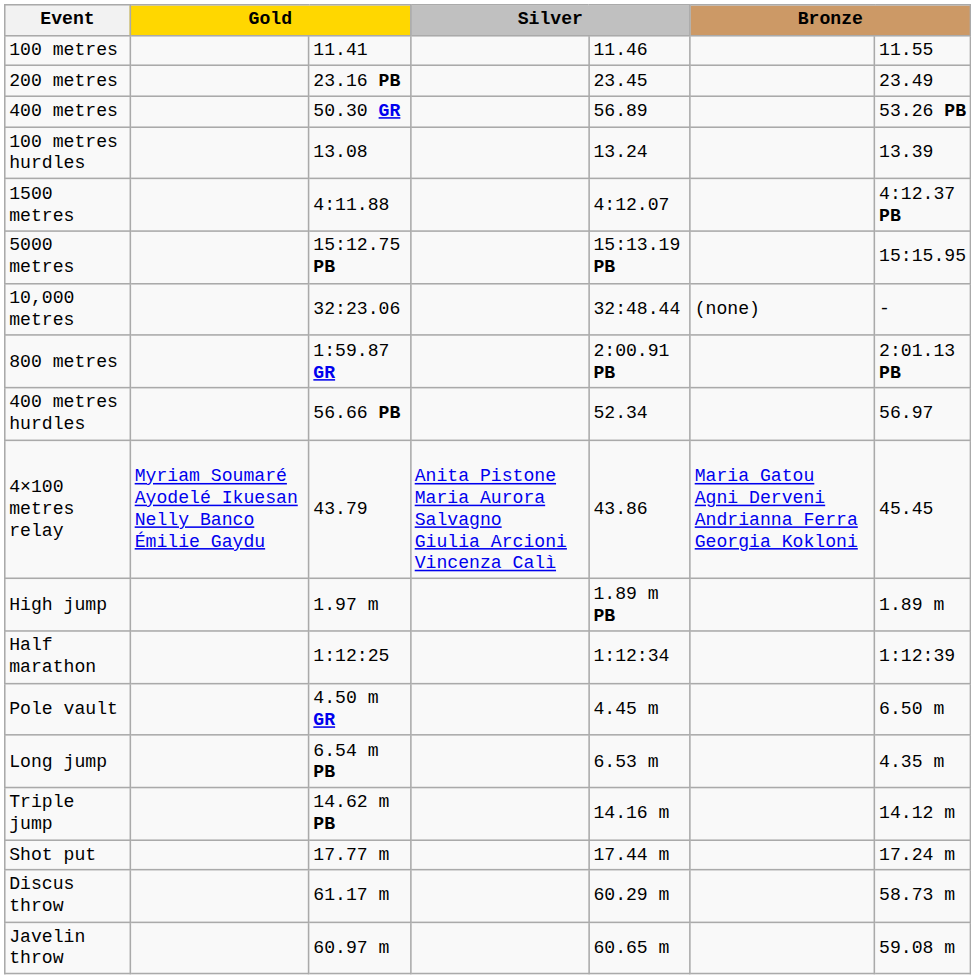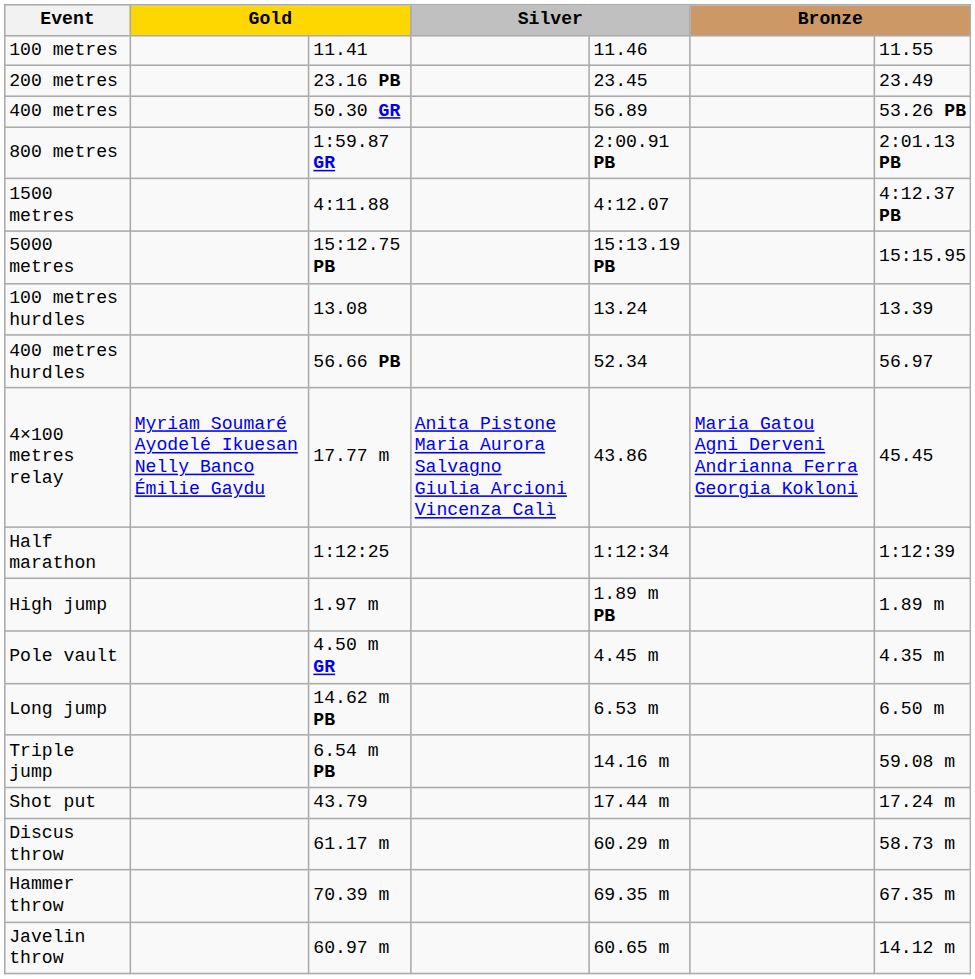rows swapped: (64, 361) <-> (64, 152)
- row: (42, 309)
(341, 509) 43.79 -> (351, 457) 17.77 m
rows swapped: (53, 657) <-> (58, 604)
(912, 709) 6.50 m -> (912, 657) 4.35 m
(346, 761) 6.54 m PB -> (351, 709) 14.62 m PB
(912, 761) 4.35 m -> (912, 709) 6.50 m
(351, 813) 14.62 m PB -> (346, 761) 6.54 m PB
(917, 813) 14.12 m -> (917, 761) 59.08 m
(351, 854) 17.77 m -> (341, 802) 43.79
+ row: (42, 896)
(917, 948) 59.08 m -> (917, 948) 14.12 m
